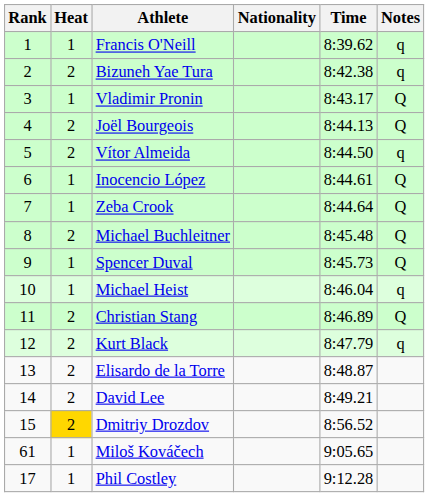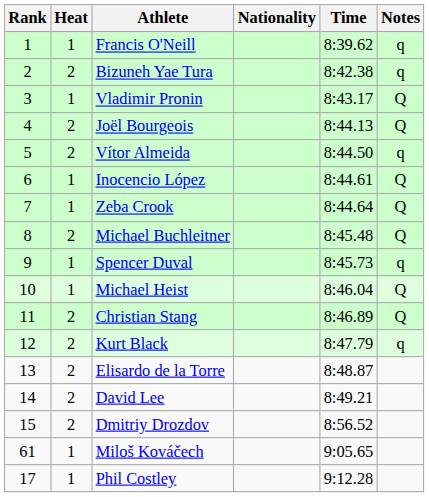(401, 261) Q -> (401, 261) q
(401, 288) q -> (401, 288) Q
(71, 424) gold background -> (71, 424) no background
